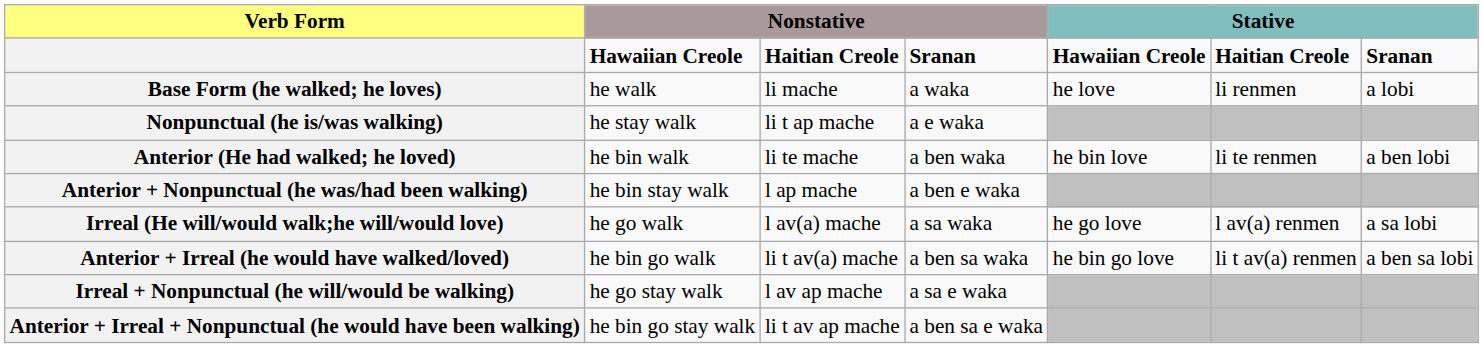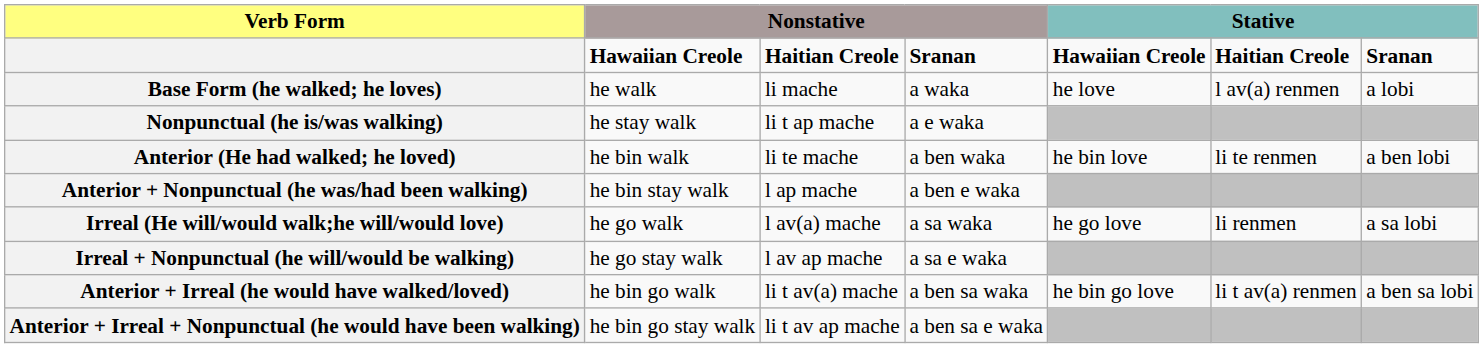(1256, 88) li renmen -> (1277, 88) l av(a) renmen
(1277, 223) l av(a) renmen -> (1256, 223) li renmen
rows swapped: (295, 291) <-> (295, 257)
